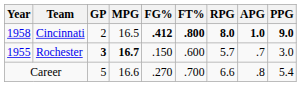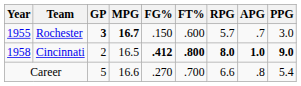rows swapped: (59, 52) <-> (60, 33)
